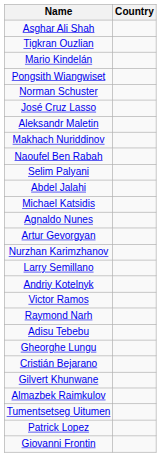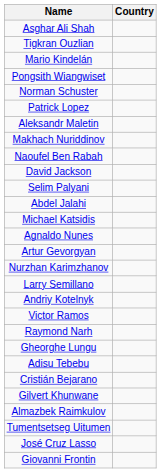rows swapped: (59, 428) <-> (59, 108)
+ row: (59, 172)
rows swapped: (59, 348) <-> (59, 332)
